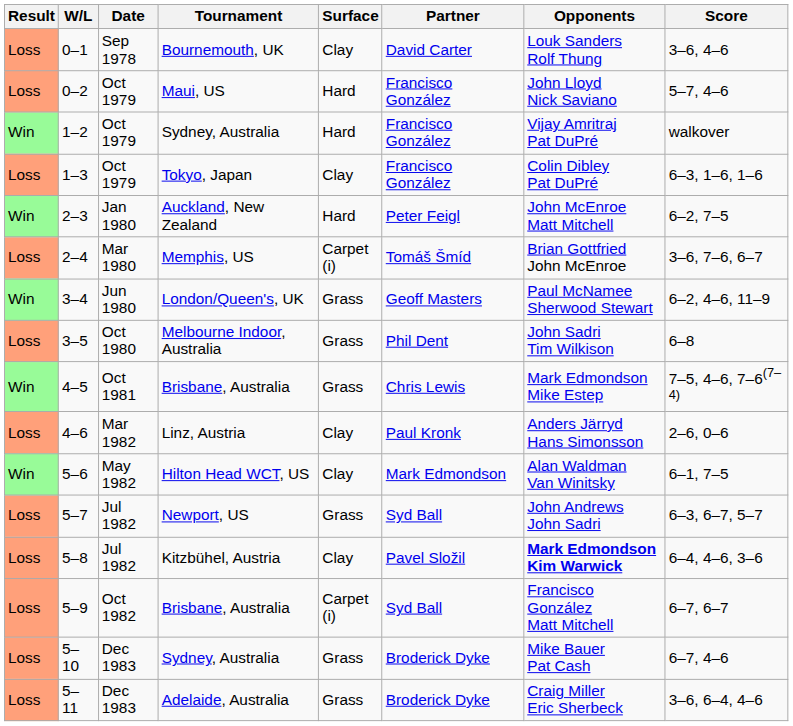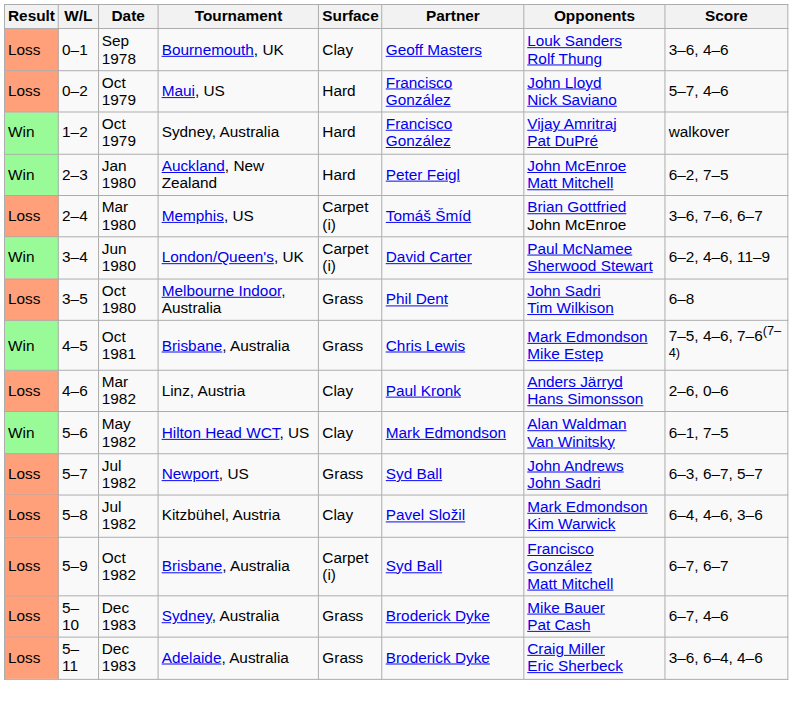(429, 49) David Carter -> (434, 49) Geoff Masters
- row: (75, 174)
(343, 299) Grass -> (345, 257) Carpet (i)
(434, 299) Geoff Masters -> (429, 257) David Carter
(592, 557) bold -> (587, 516) normal
